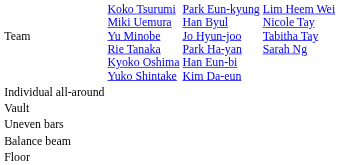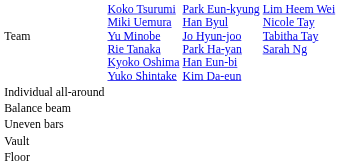rows swapped: (17, 108) <-> (38, 141)
